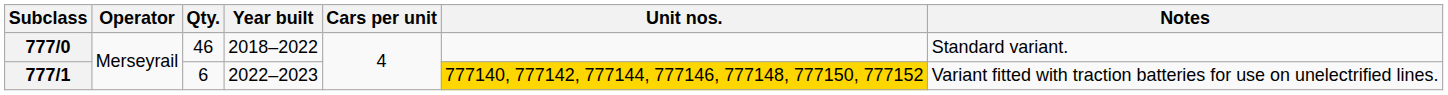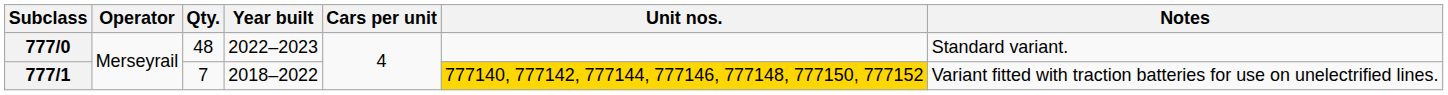(203, 47) 46 -> (203, 47) 48
(273, 47) 2018–2022 -> (273, 47) 2022–2023
(203, 75) 6 -> (203, 75) 7
(273, 75) 2022–2023 -> (273, 75) 2018–2022
